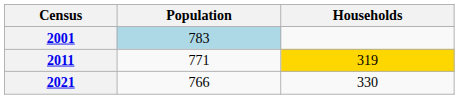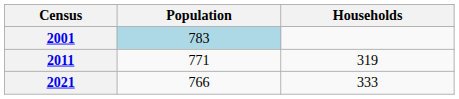(368, 60) gold background -> (368, 60) no background
(368, 82) 330 -> (368, 82) 333
